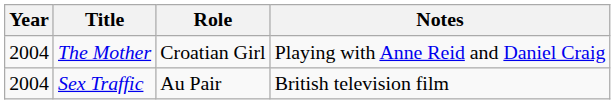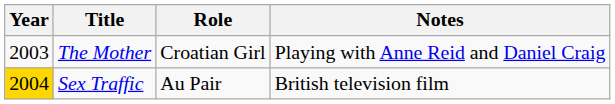(29, 51) 2004 -> (29, 51) 2003
(29, 83) no background -> (29, 83) gold background
